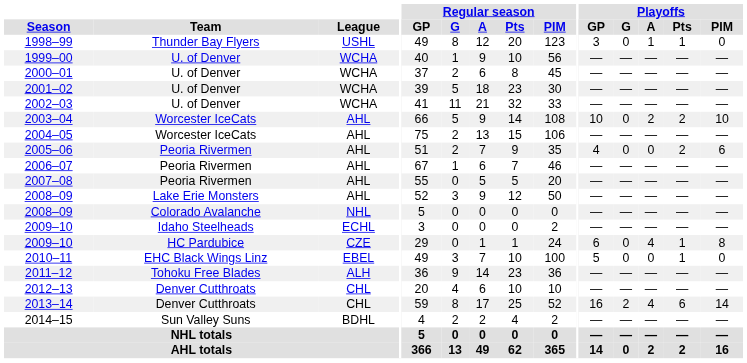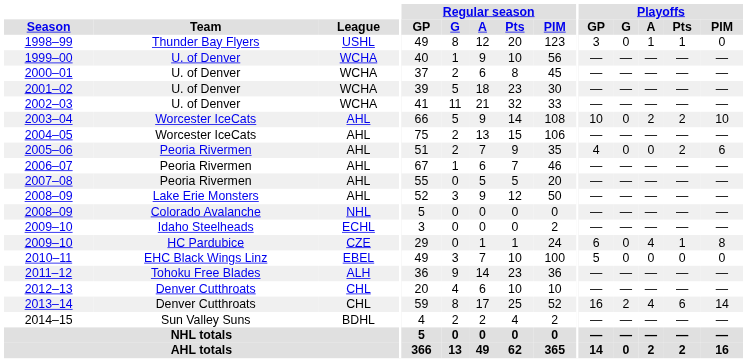(682, 258) 1 -> (682, 258) 0
